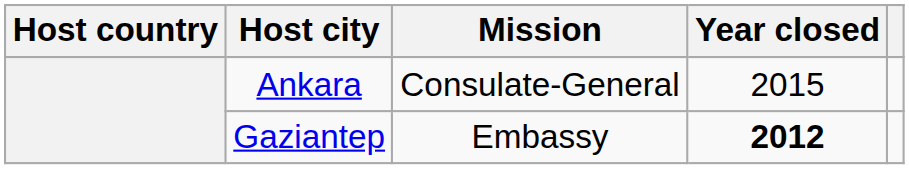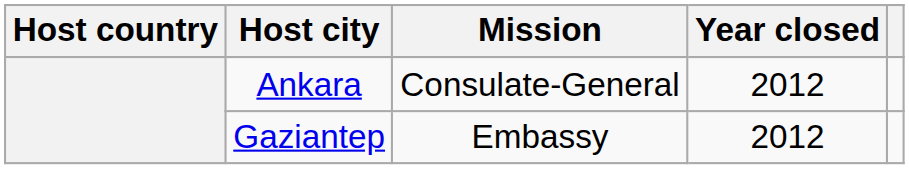(788, 83) 2015 -> (788, 83) 2012
(788, 136) bold -> (788, 136) normal
